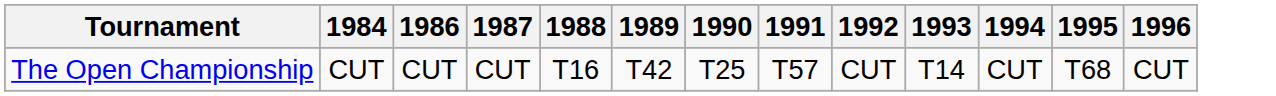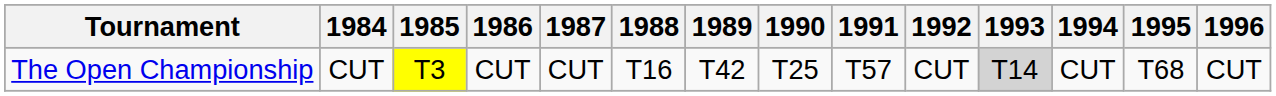+ column: (430, 27)
(941, 70) no background -> (1015, 70) lightgrey background
